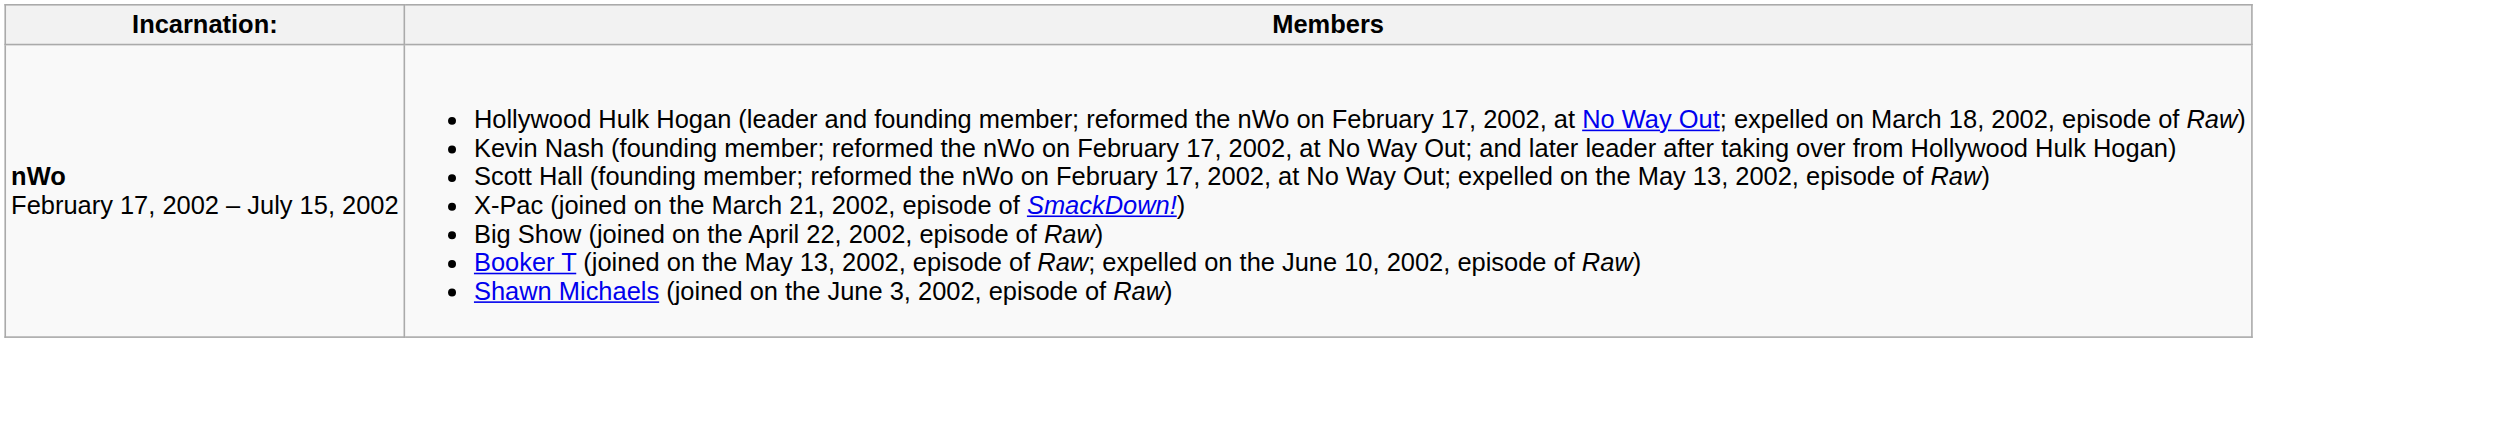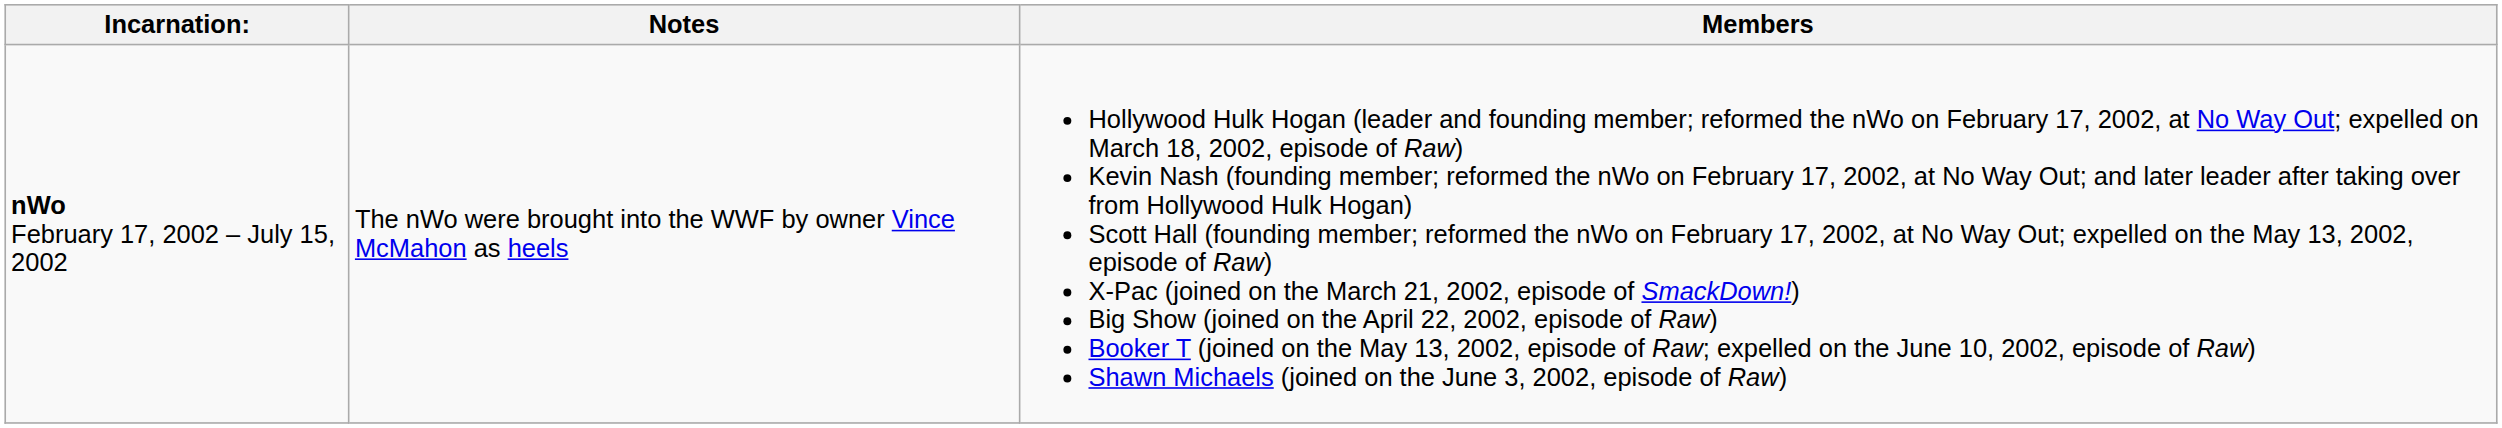+ column: (684, 24)
